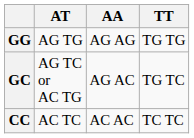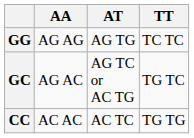columns swapped: (112, 16) <-> (60, 16)
(164, 39) TG TG -> (163, 39) TC TC
(163, 120) TC TC -> (164, 120) TG TG
